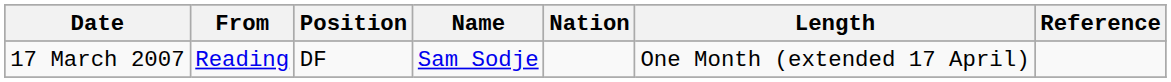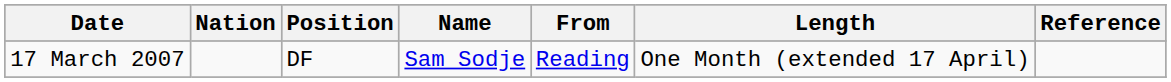columns swapped: (590, 23) <-> (242, 23)
